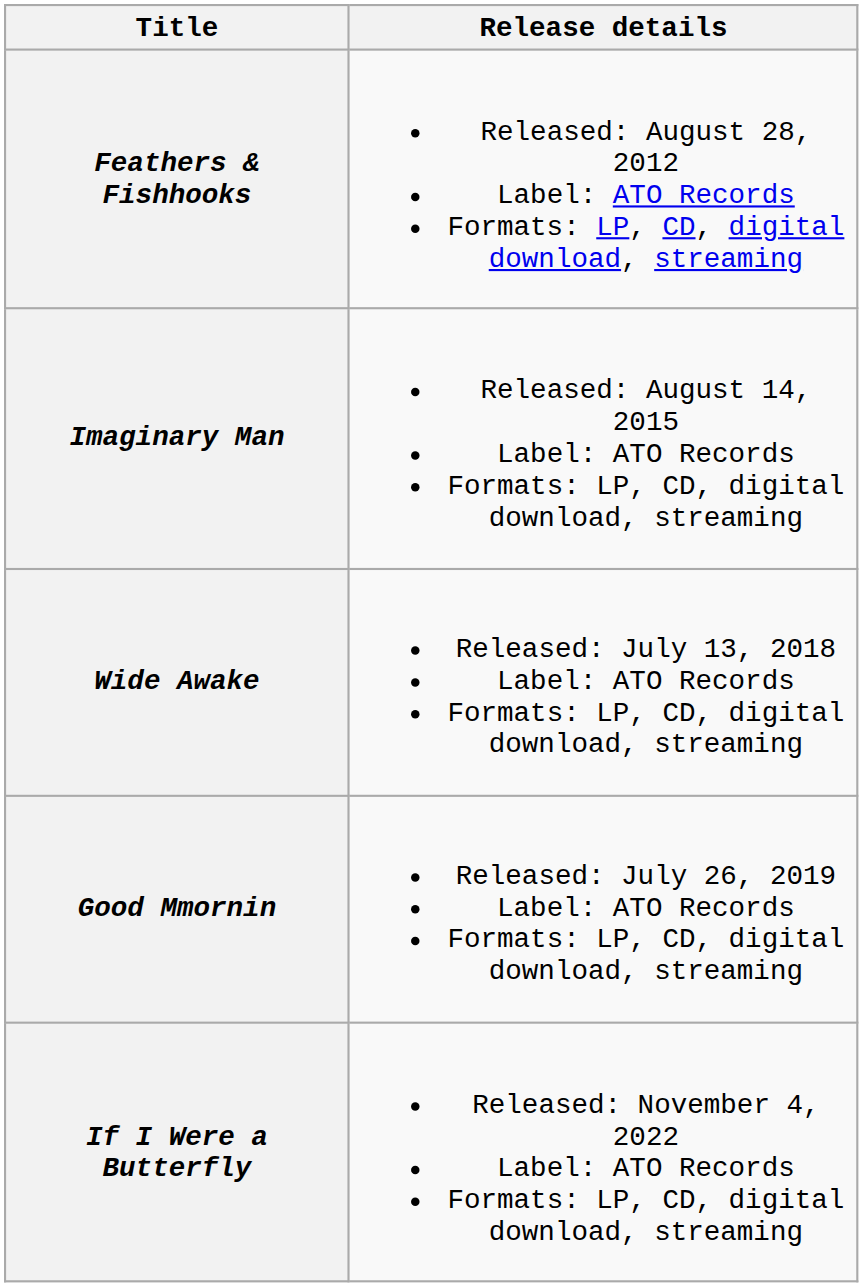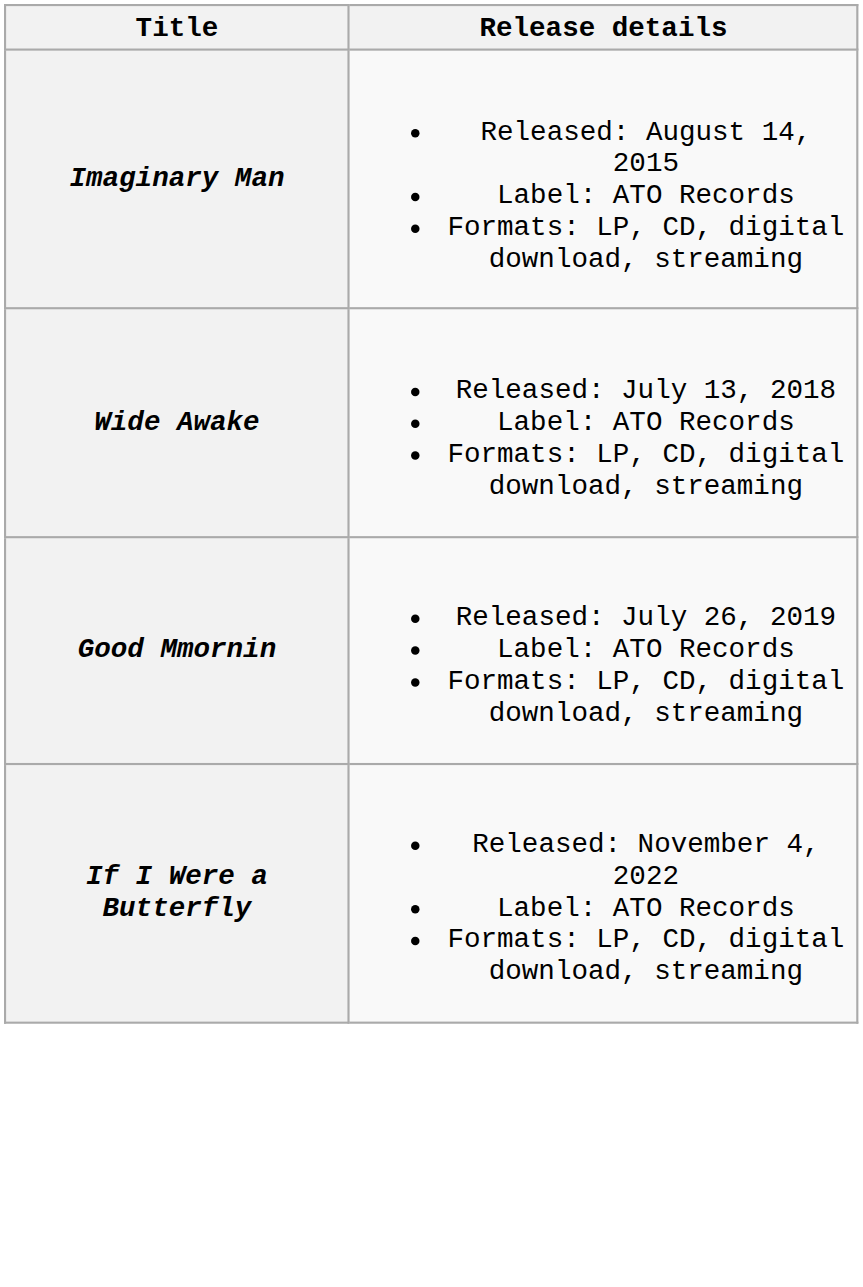- row: (177, 179)
